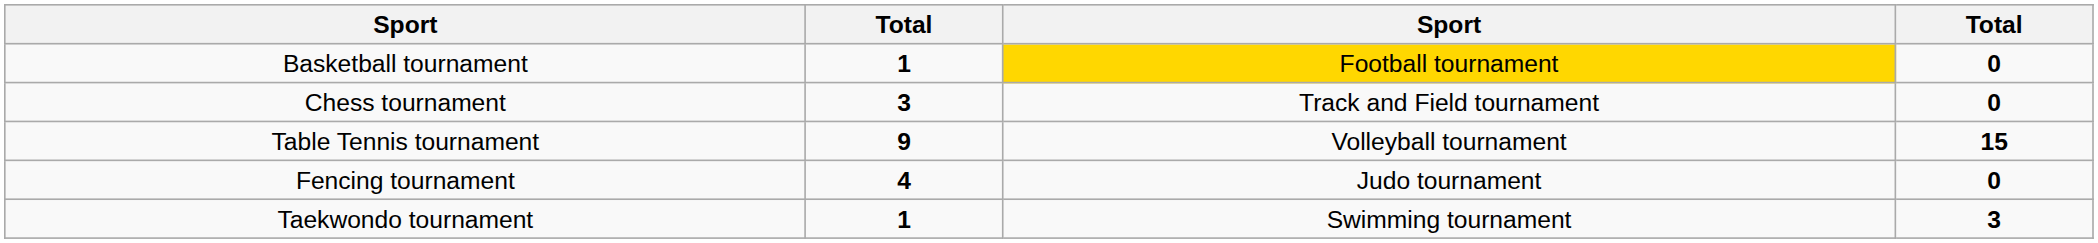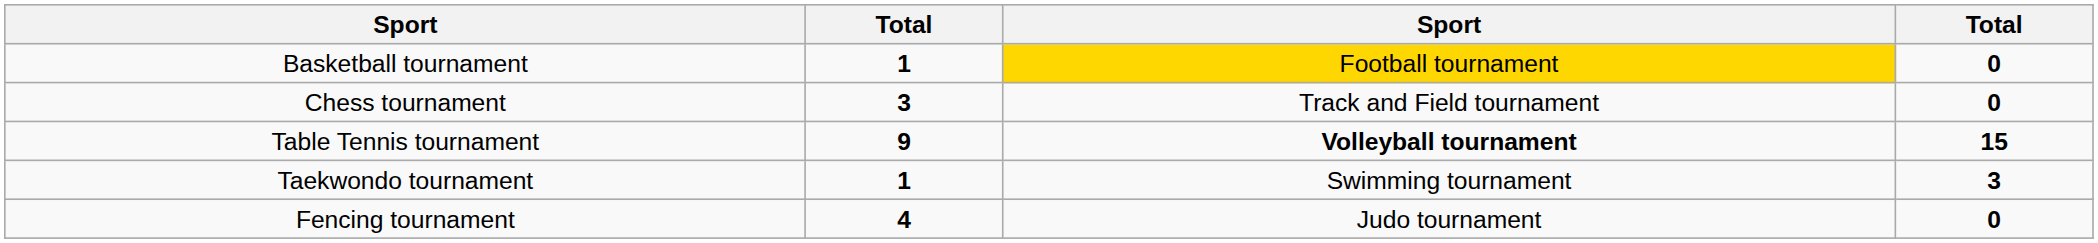(1449, 141) normal -> (1449, 141) bold
rows swapped: (405, 219) <-> (405, 180)
